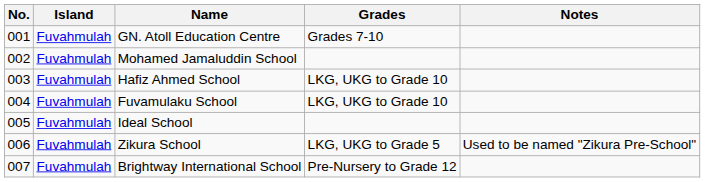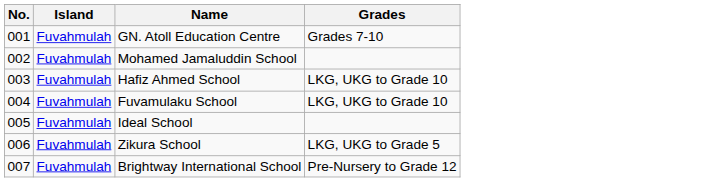- column: (579, 15)
